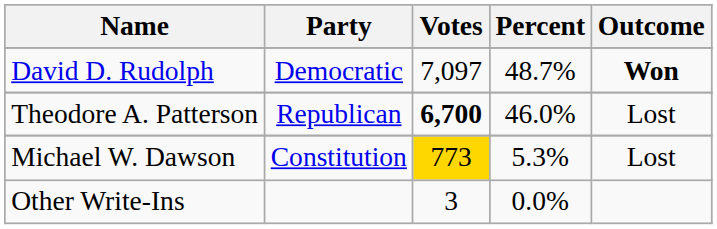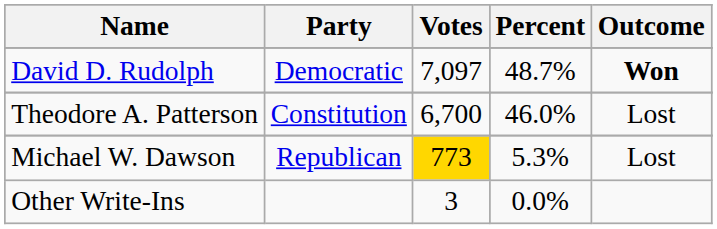(339, 113) Republican -> (339, 113) Constitution
(451, 113) bold -> (451, 113) normal
(339, 157) Constitution -> (339, 157) Republican
